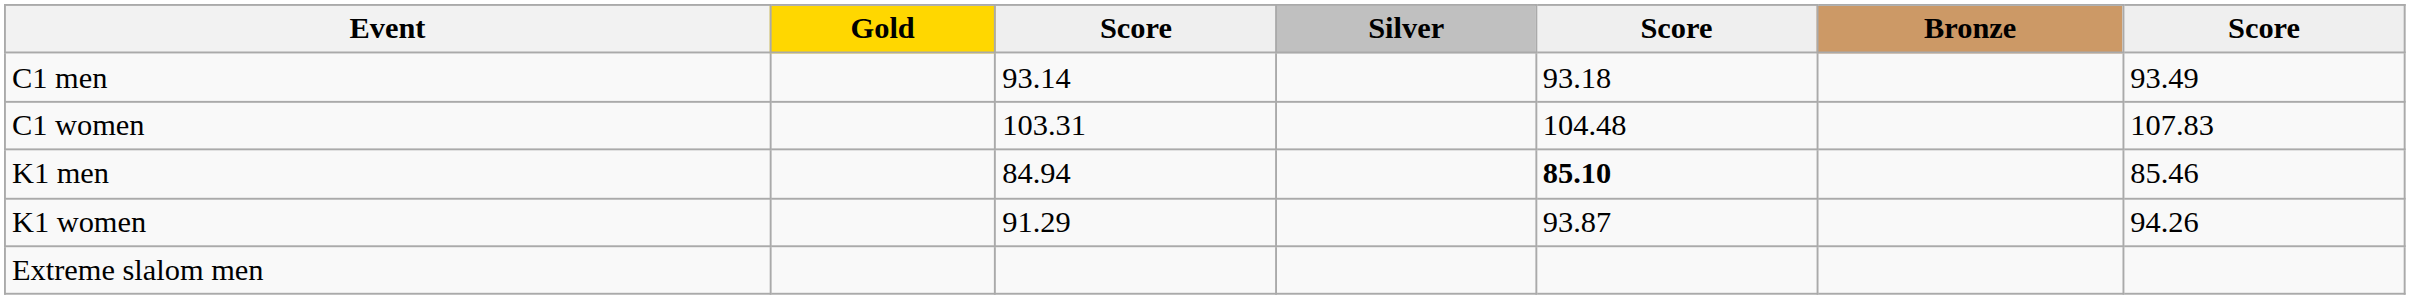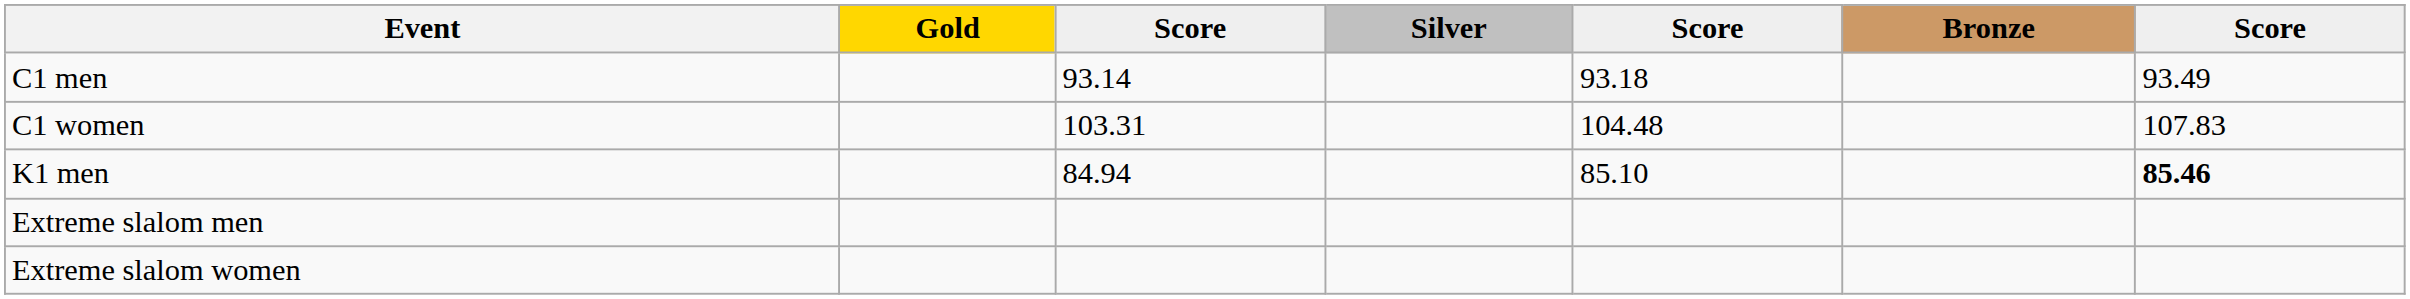(1577, 173) bold -> (1614, 173) normal
(2165, 173) normal -> (2177, 173) bold
- row: (79, 221)
+ row: (156, 269)
